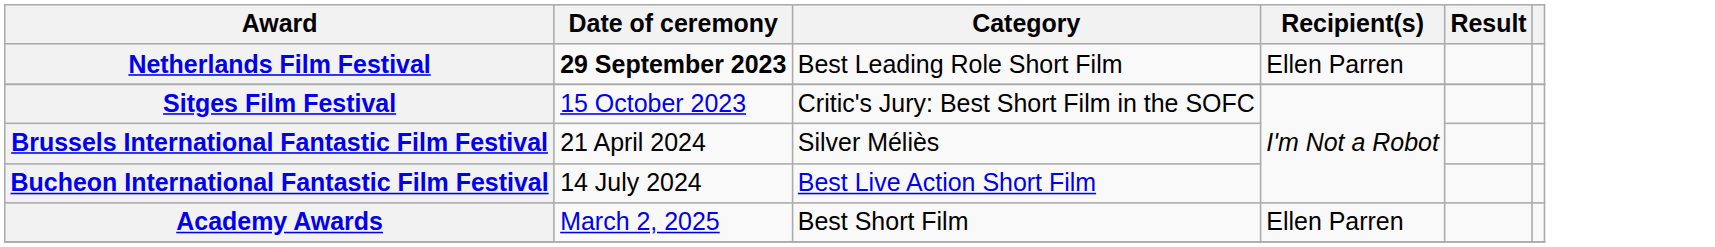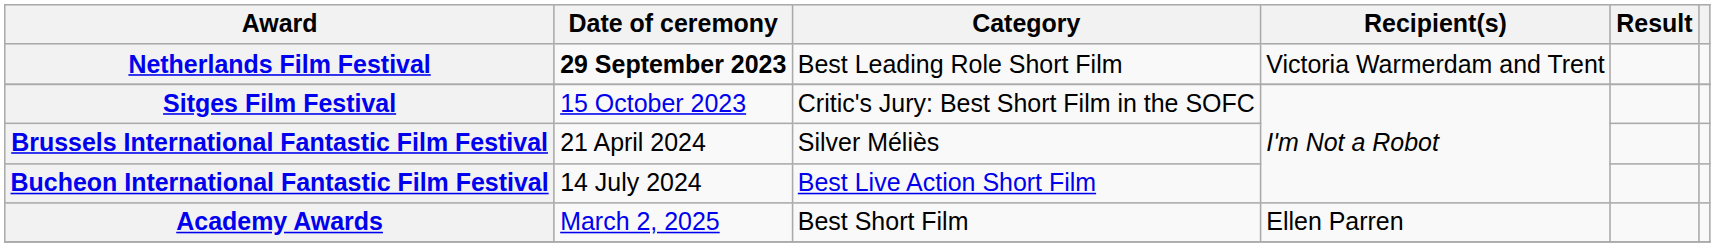(1335, 63) Ellen Parren -> (1435, 63) Victoria Warmerdam and Trent
